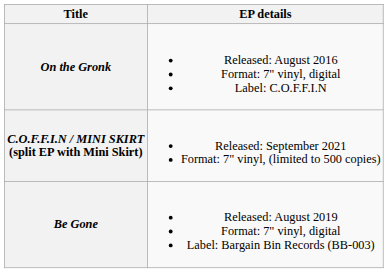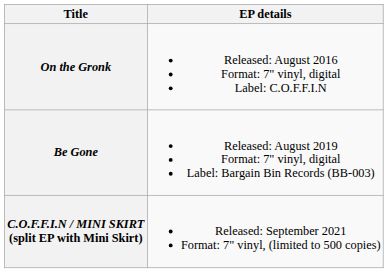rows swapped: (76, 224) <-> (76, 145)
